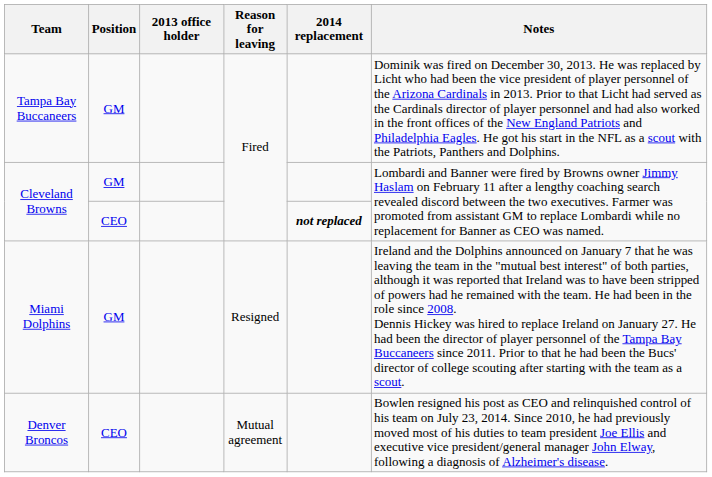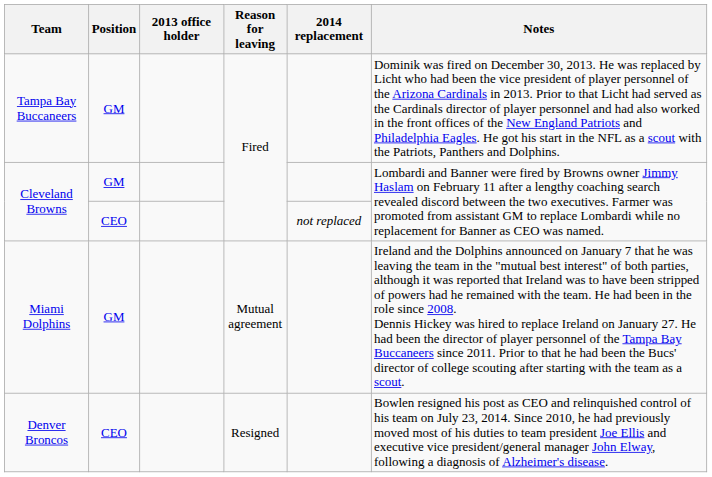(329, 221) bold -> (329, 221) normal
(255, 317) Resigned -> (255, 317) Mutual agreement
(255, 432) Mutual agreement -> (255, 432) Resigned
